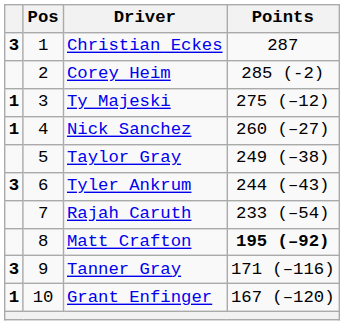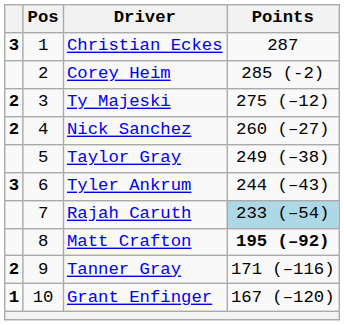(14, 103) 1 -> (14, 103) 2
(14, 131) 1 -> (14, 131) 2
(283, 214) no background -> (283, 214) lightblue background
(14, 270) 3 -> (14, 270) 2
